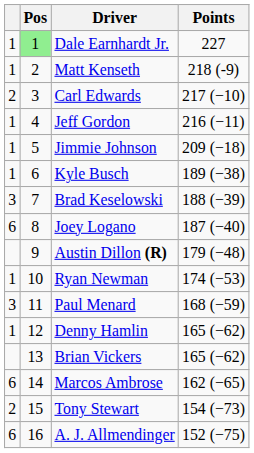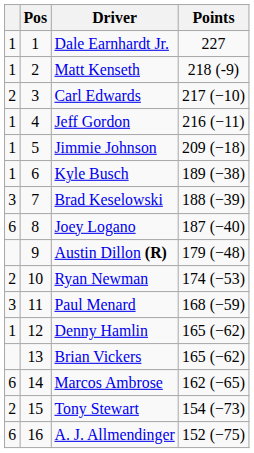(35, 43) lightgreen background -> (35, 43) no background
(12, 278) 1 -> (12, 278) 2
